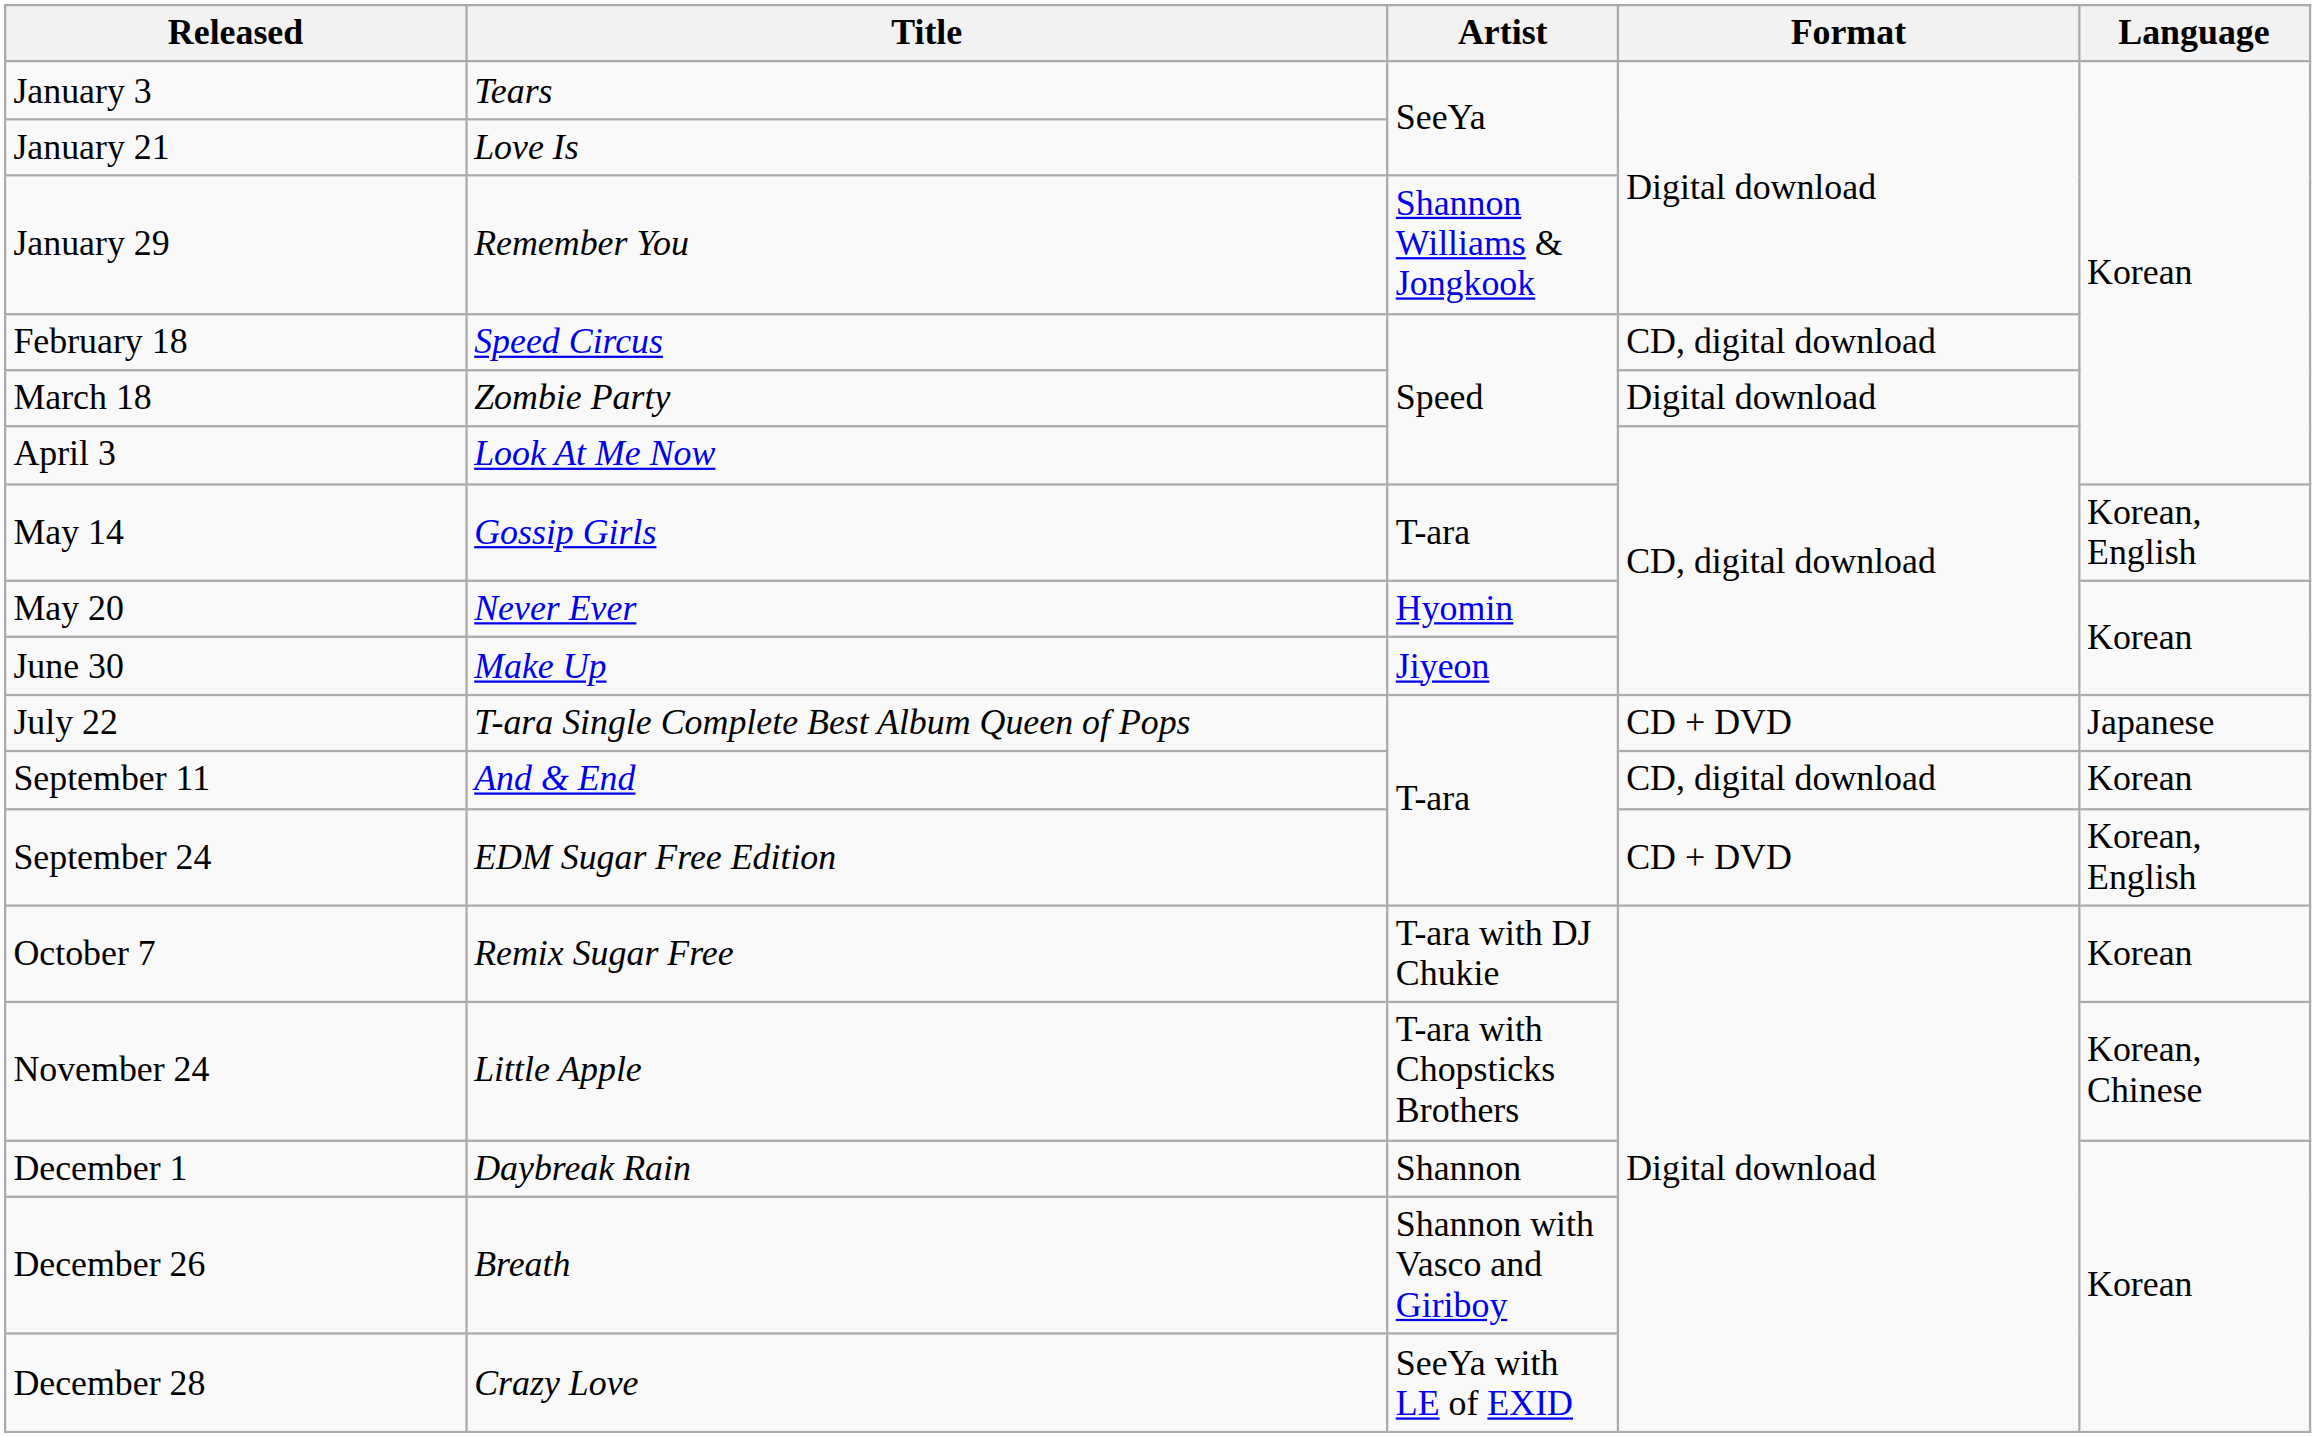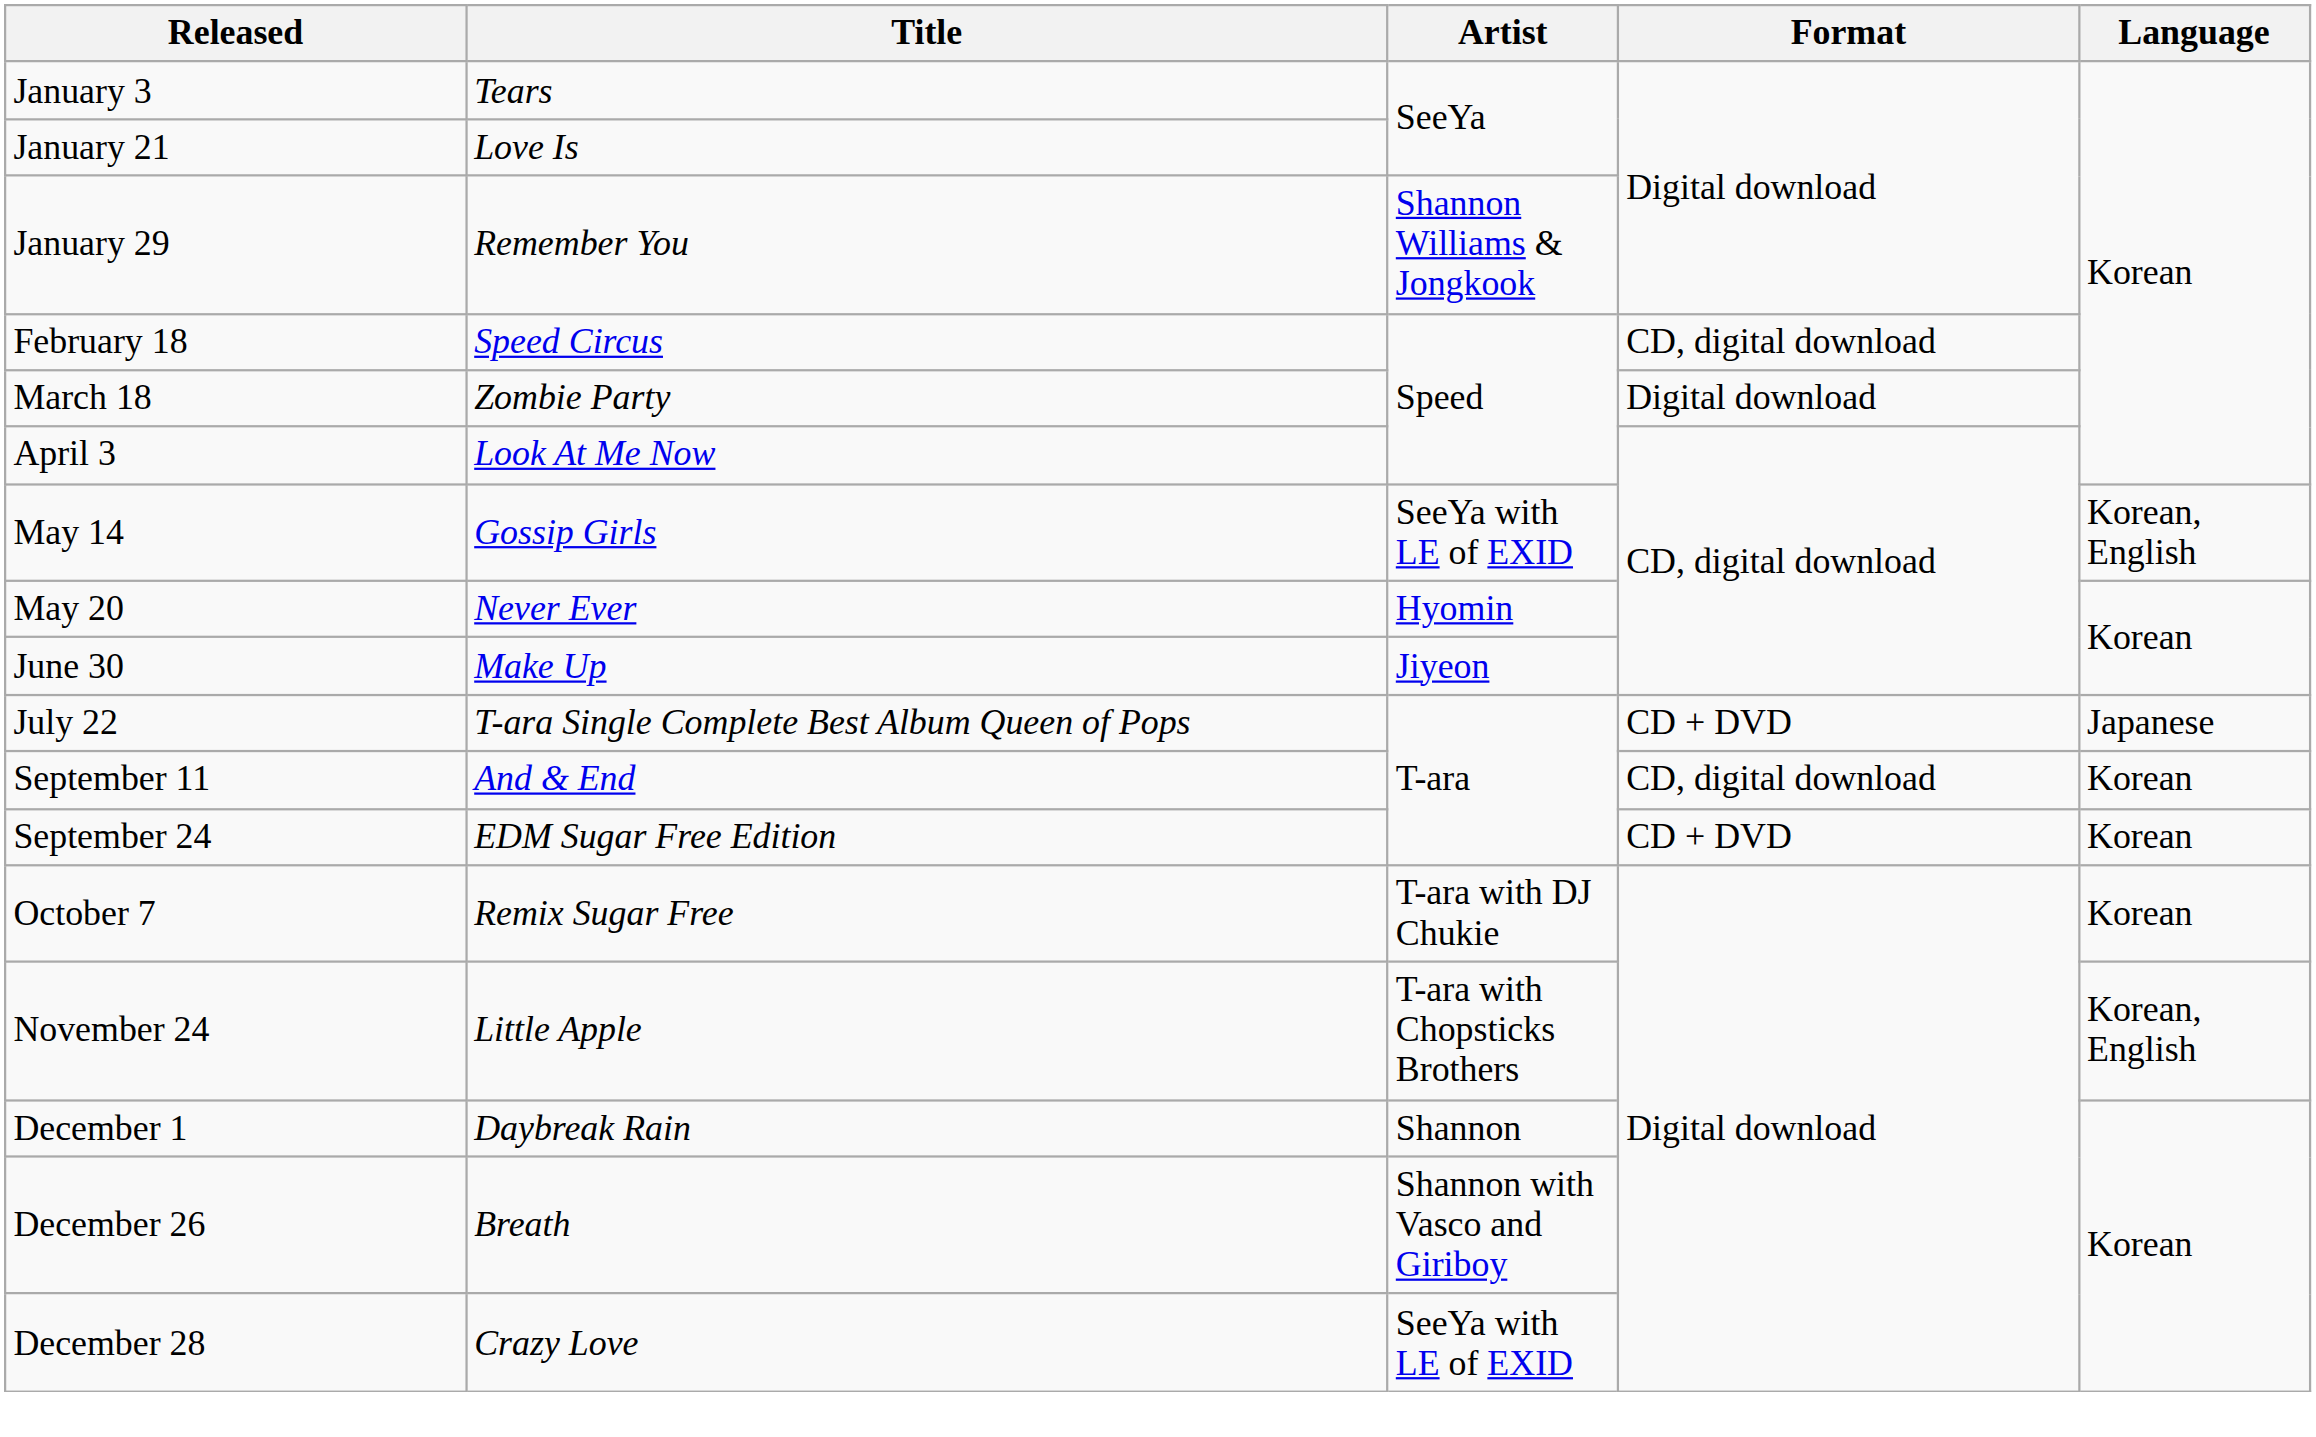(1433, 531) T-ara -> (1484, 531) SeeYa with LE of EXID
(2144, 856) Korean, English -> (2140, 835) Korean
(2145, 1070) Korean, Chinese -> (2144, 1030) Korean, English
